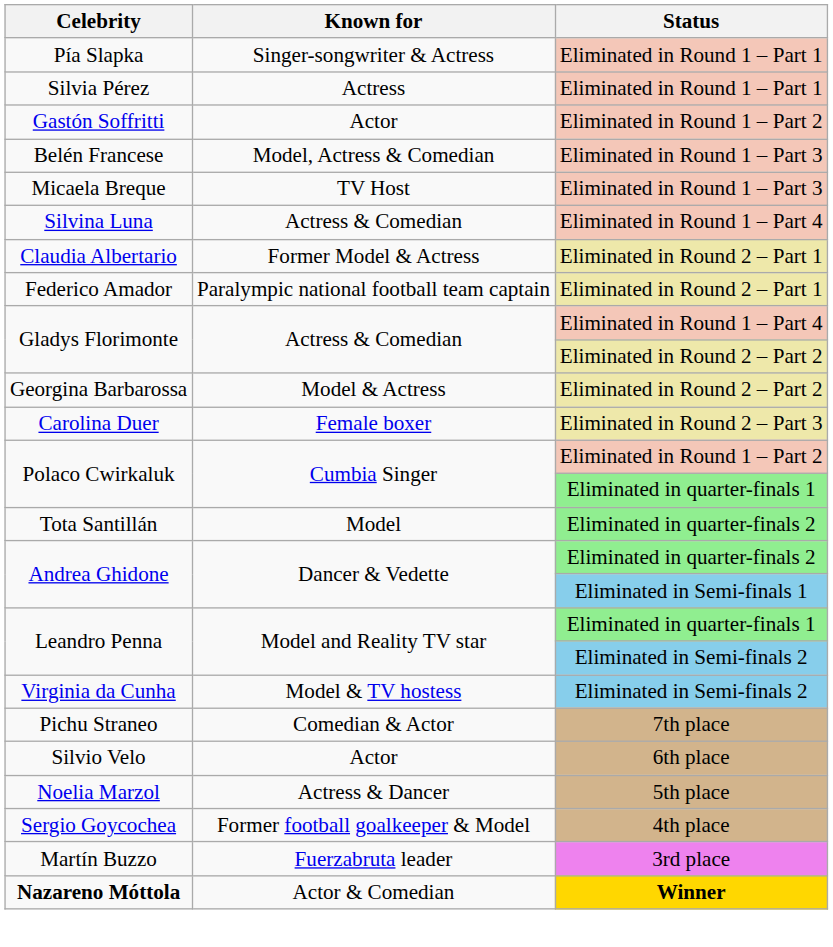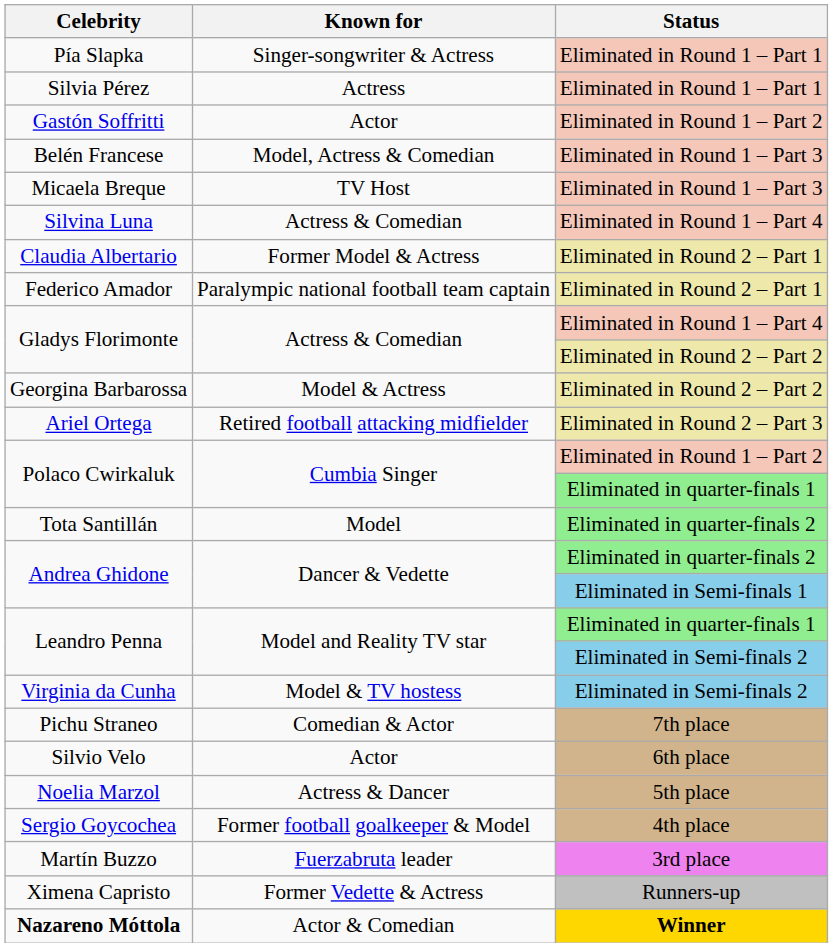+ row: (99, 423)
- row: (99, 423)
+ row: (99, 892)
